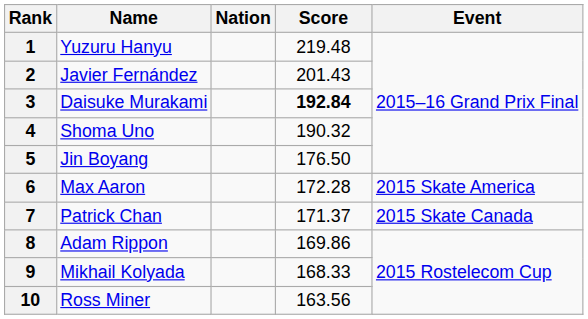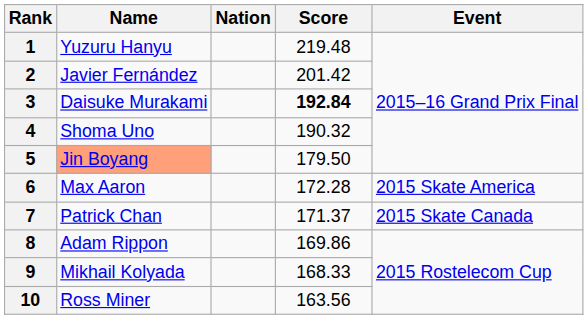(323, 74) 201.43 -> (323, 74) 201.42
(104, 159) no background -> (104, 159) lightsalmon background
(323, 159) 176.50 -> (323, 159) 179.50
